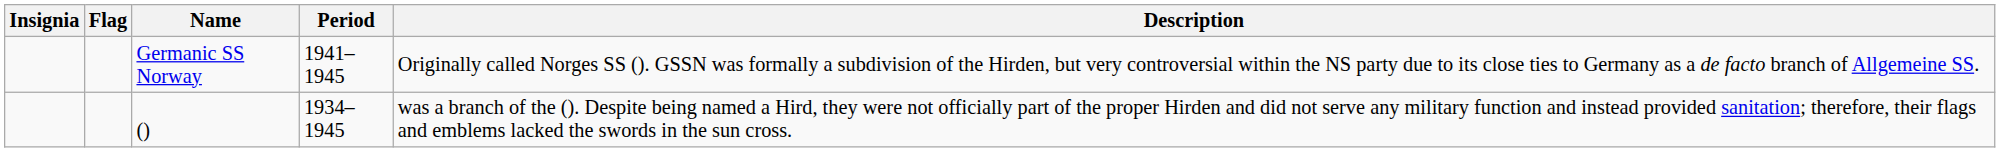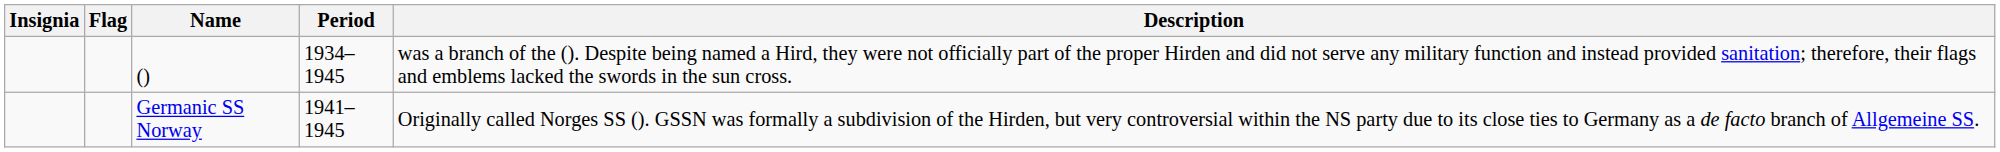rows swapped: (143, 130) <-> (190, 64)
